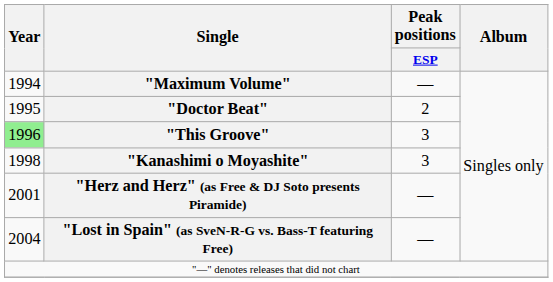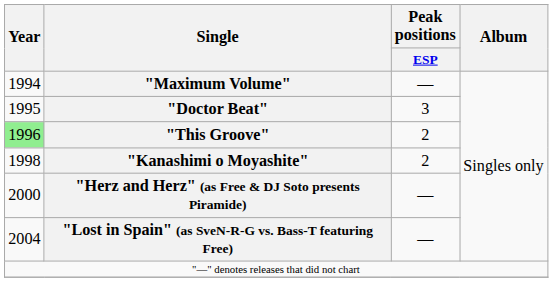(425, 109) 2 -> (425, 109) 3
(425, 134) 3 -> (425, 134) 2
(425, 160) 3 -> (425, 160) 2
(24, 195) 2001 -> (24, 195) 2000
